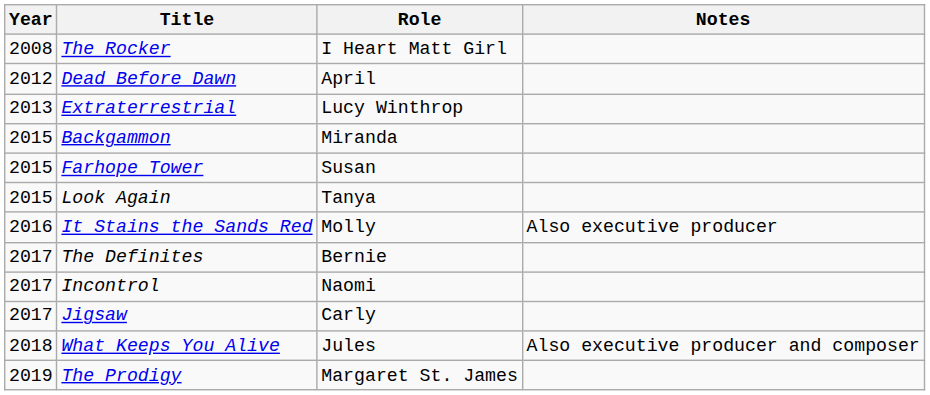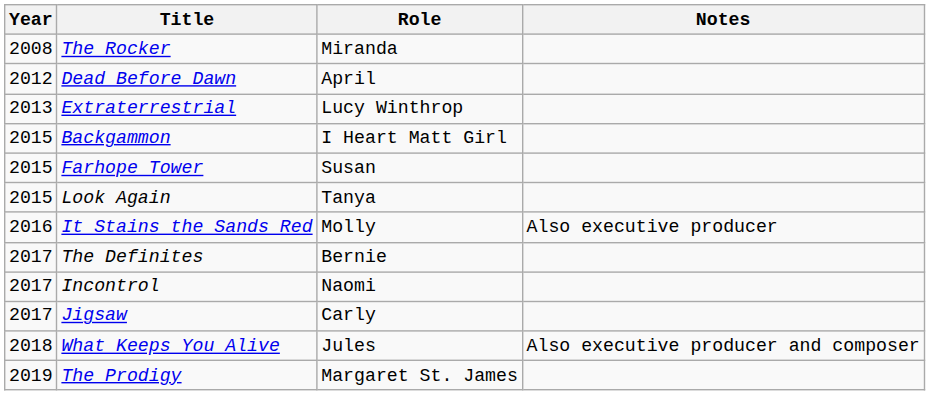(414, 49) I Heart Matt Girl -> (360, 49) Miranda
(360, 138) Miranda -> (414, 138) I Heart Matt Girl
